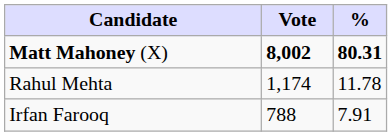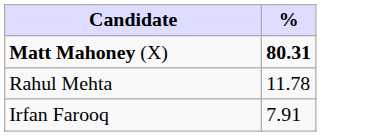- column: (297, 20)
